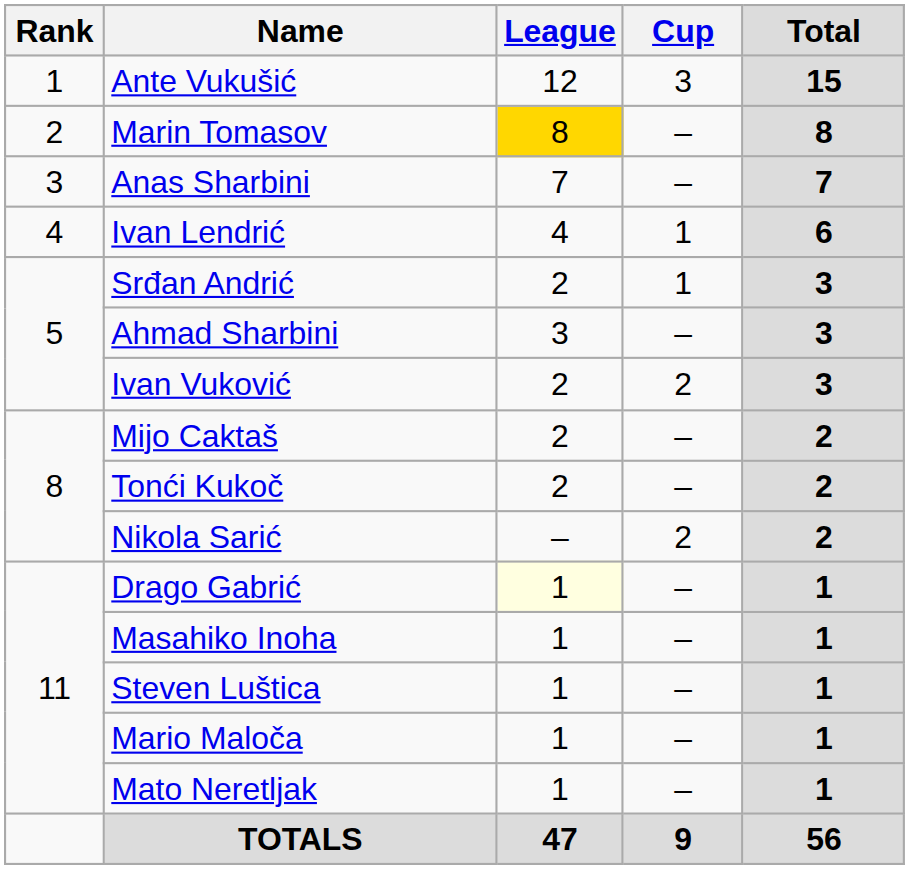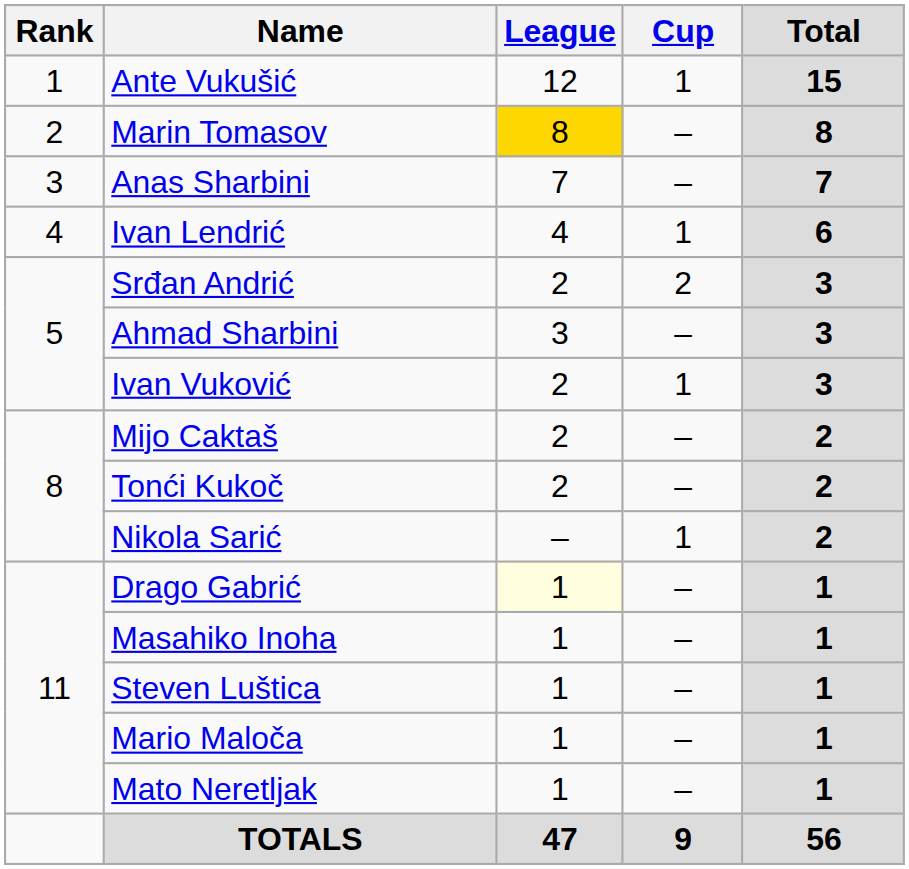(683, 81) 3 -> (683, 81) 1
(683, 283) 1 -> (683, 283) 2
(683, 384) 2 -> (683, 384) 1
(683, 536) 2 -> (683, 536) 1
